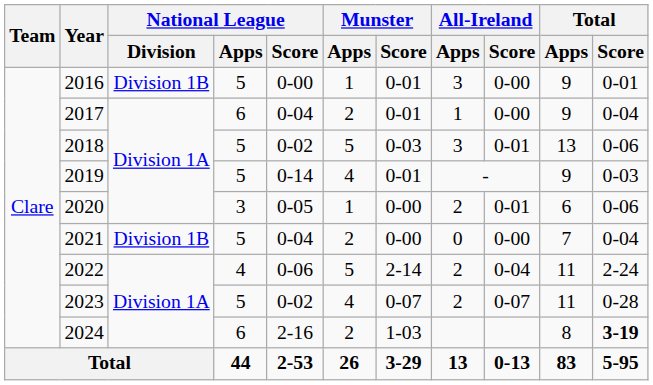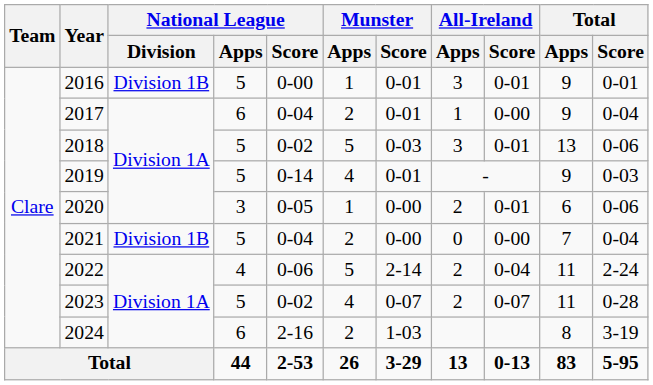(512, 82) 0-00 -> (512, 82) 0-01
(621, 332) bold -> (621, 332) normal
